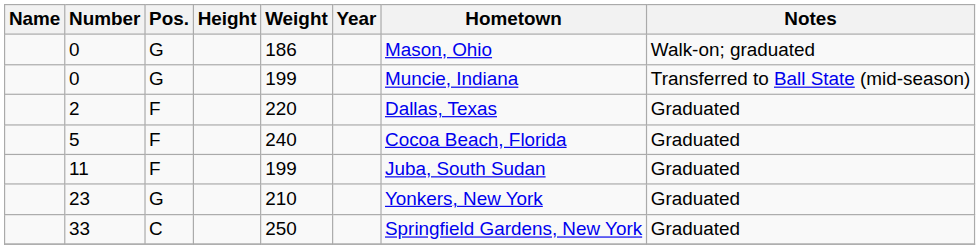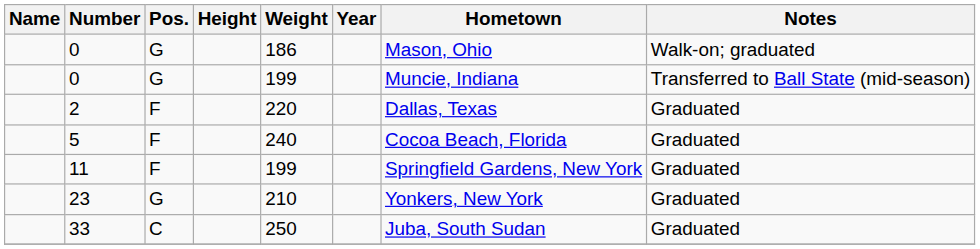(465, 169) Juba, South Sudan -> (514, 169) Springfield Gardens, New York
(514, 229) Springfield Gardens, New York -> (465, 229) Juba, South Sudan
